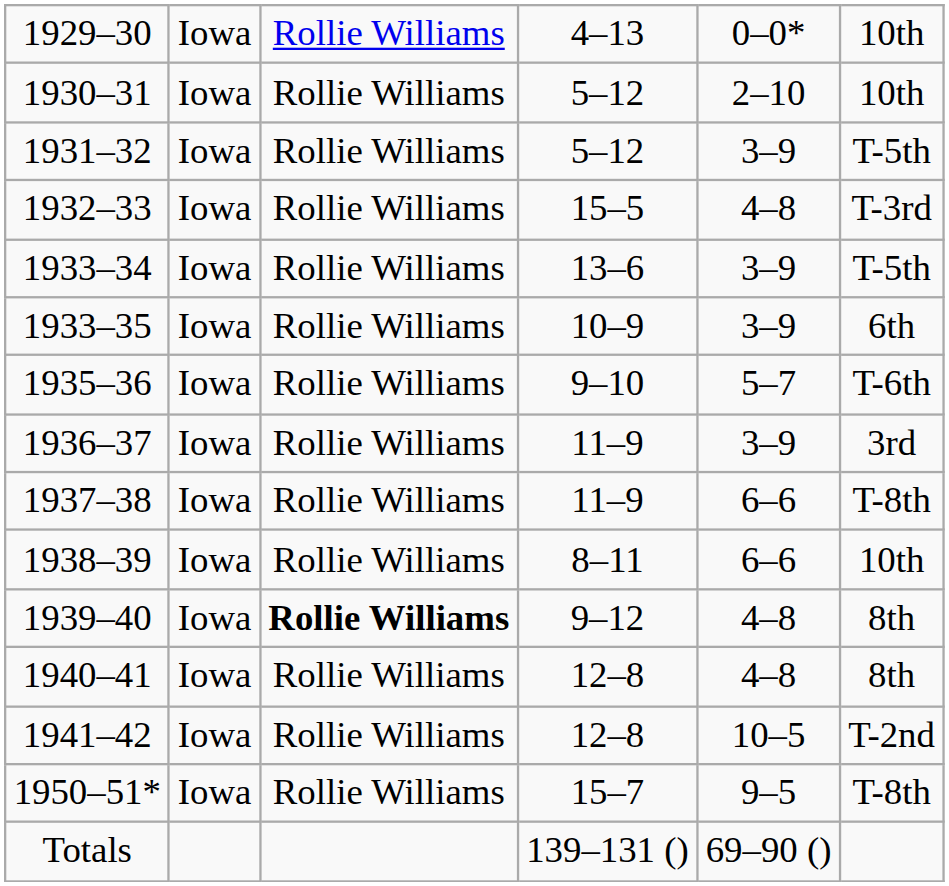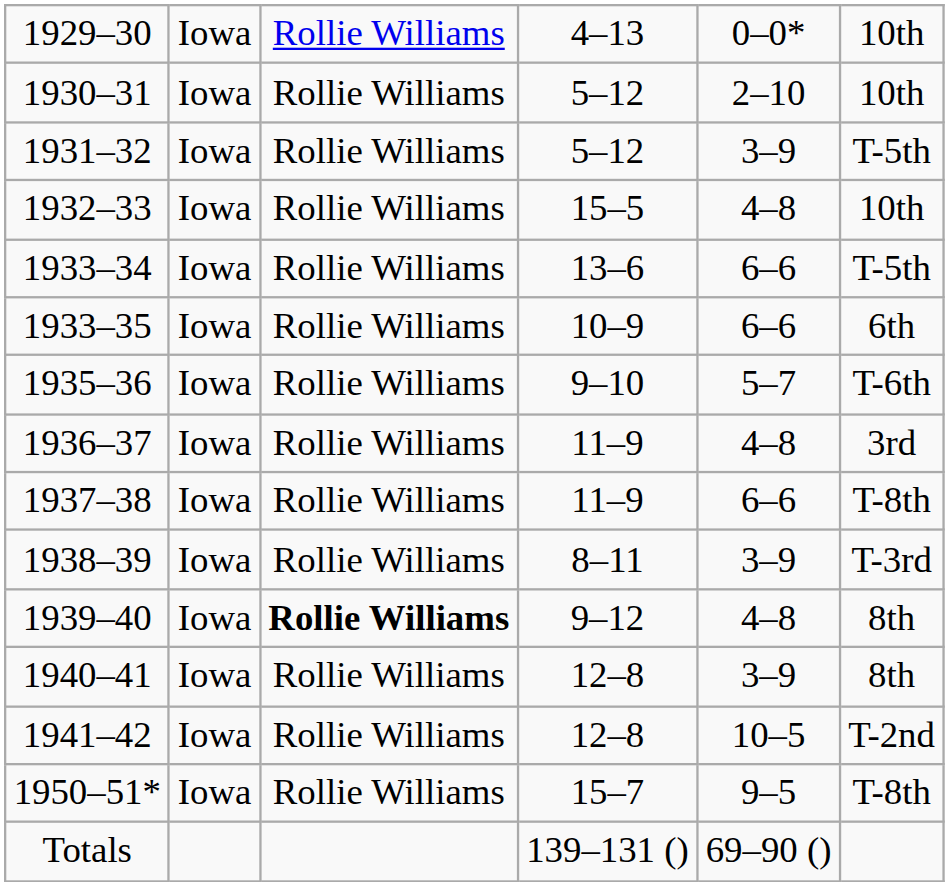(892, 208) T-3rd -> (892, 208) 10th
(769, 267) 3–9 -> (769, 267) 6–6
(769, 325) 3–9 -> (769, 325) 6–6
(769, 442) 3–9 -> (769, 442) 4–8
(769, 558) 6–6 -> (769, 558) 3–9
(892, 558) 10th -> (892, 558) T-3rd
(769, 675) 4–8 -> (769, 675) 3–9
